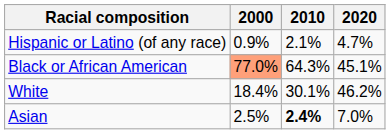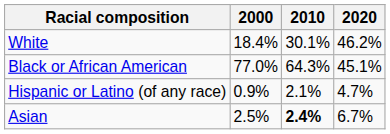rows swapped: (28, 92) <-> (117, 42)
(256, 67) lightsalmon background -> (256, 67) no background
(355, 117) 7.0% -> (355, 117) 6.7%
